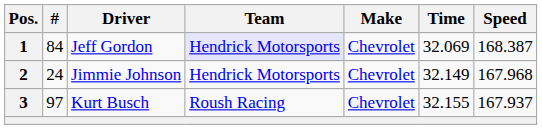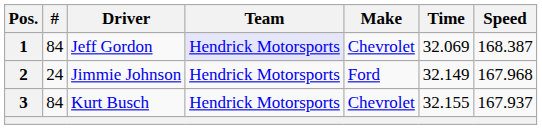(381, 74) Chevrolet -> (364, 74) Ford
(55, 102) 97 -> (55, 102) 84
(237, 102) Roush Racing -> (264, 102) Hendrick Motorsports
